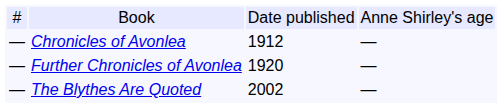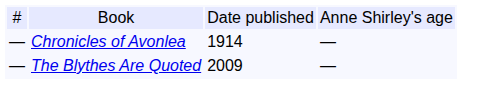(266, 42) 1912 -> (225, 42) 1914
- row: (136, 66)
(266, 90) 2002 -> (225, 66) 2009
